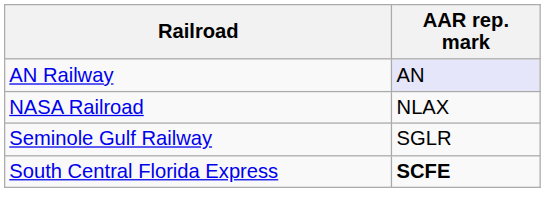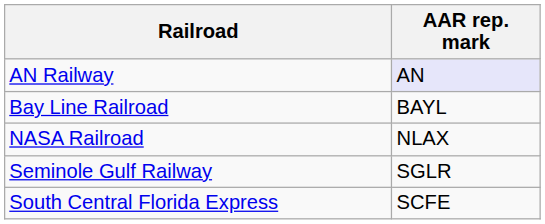+ row: (89, 107)
(423, 171) bold -> (423, 203) normal
